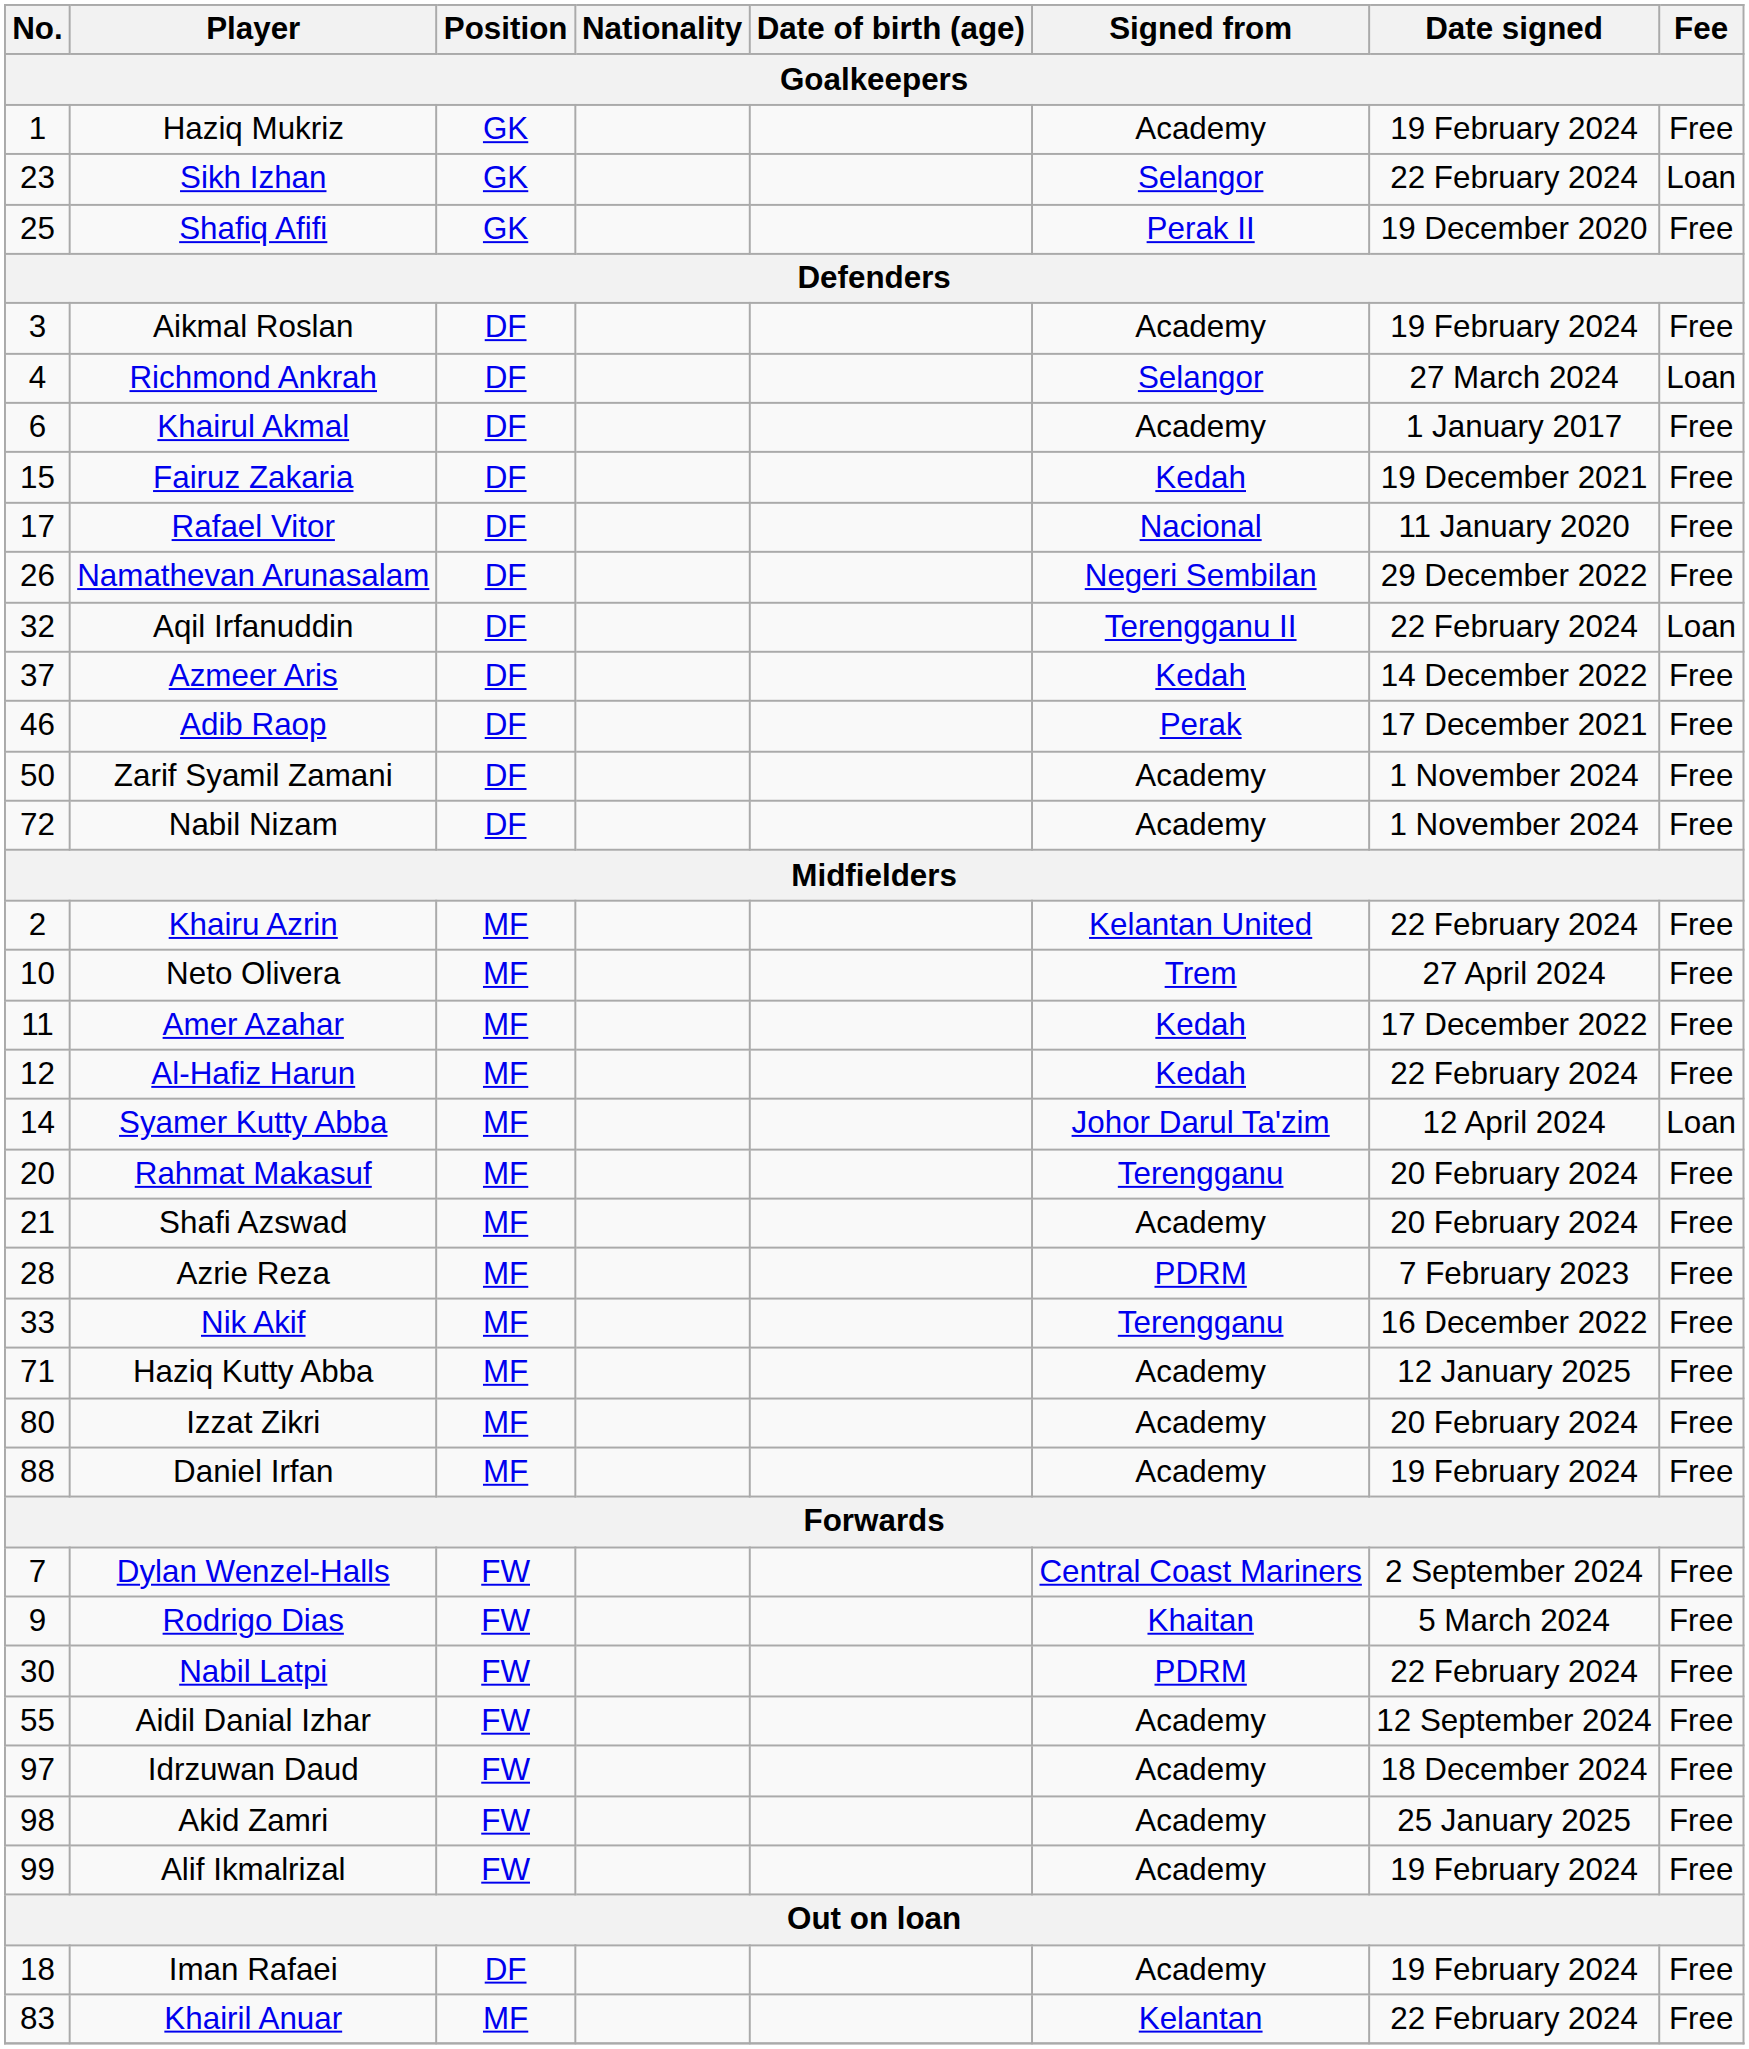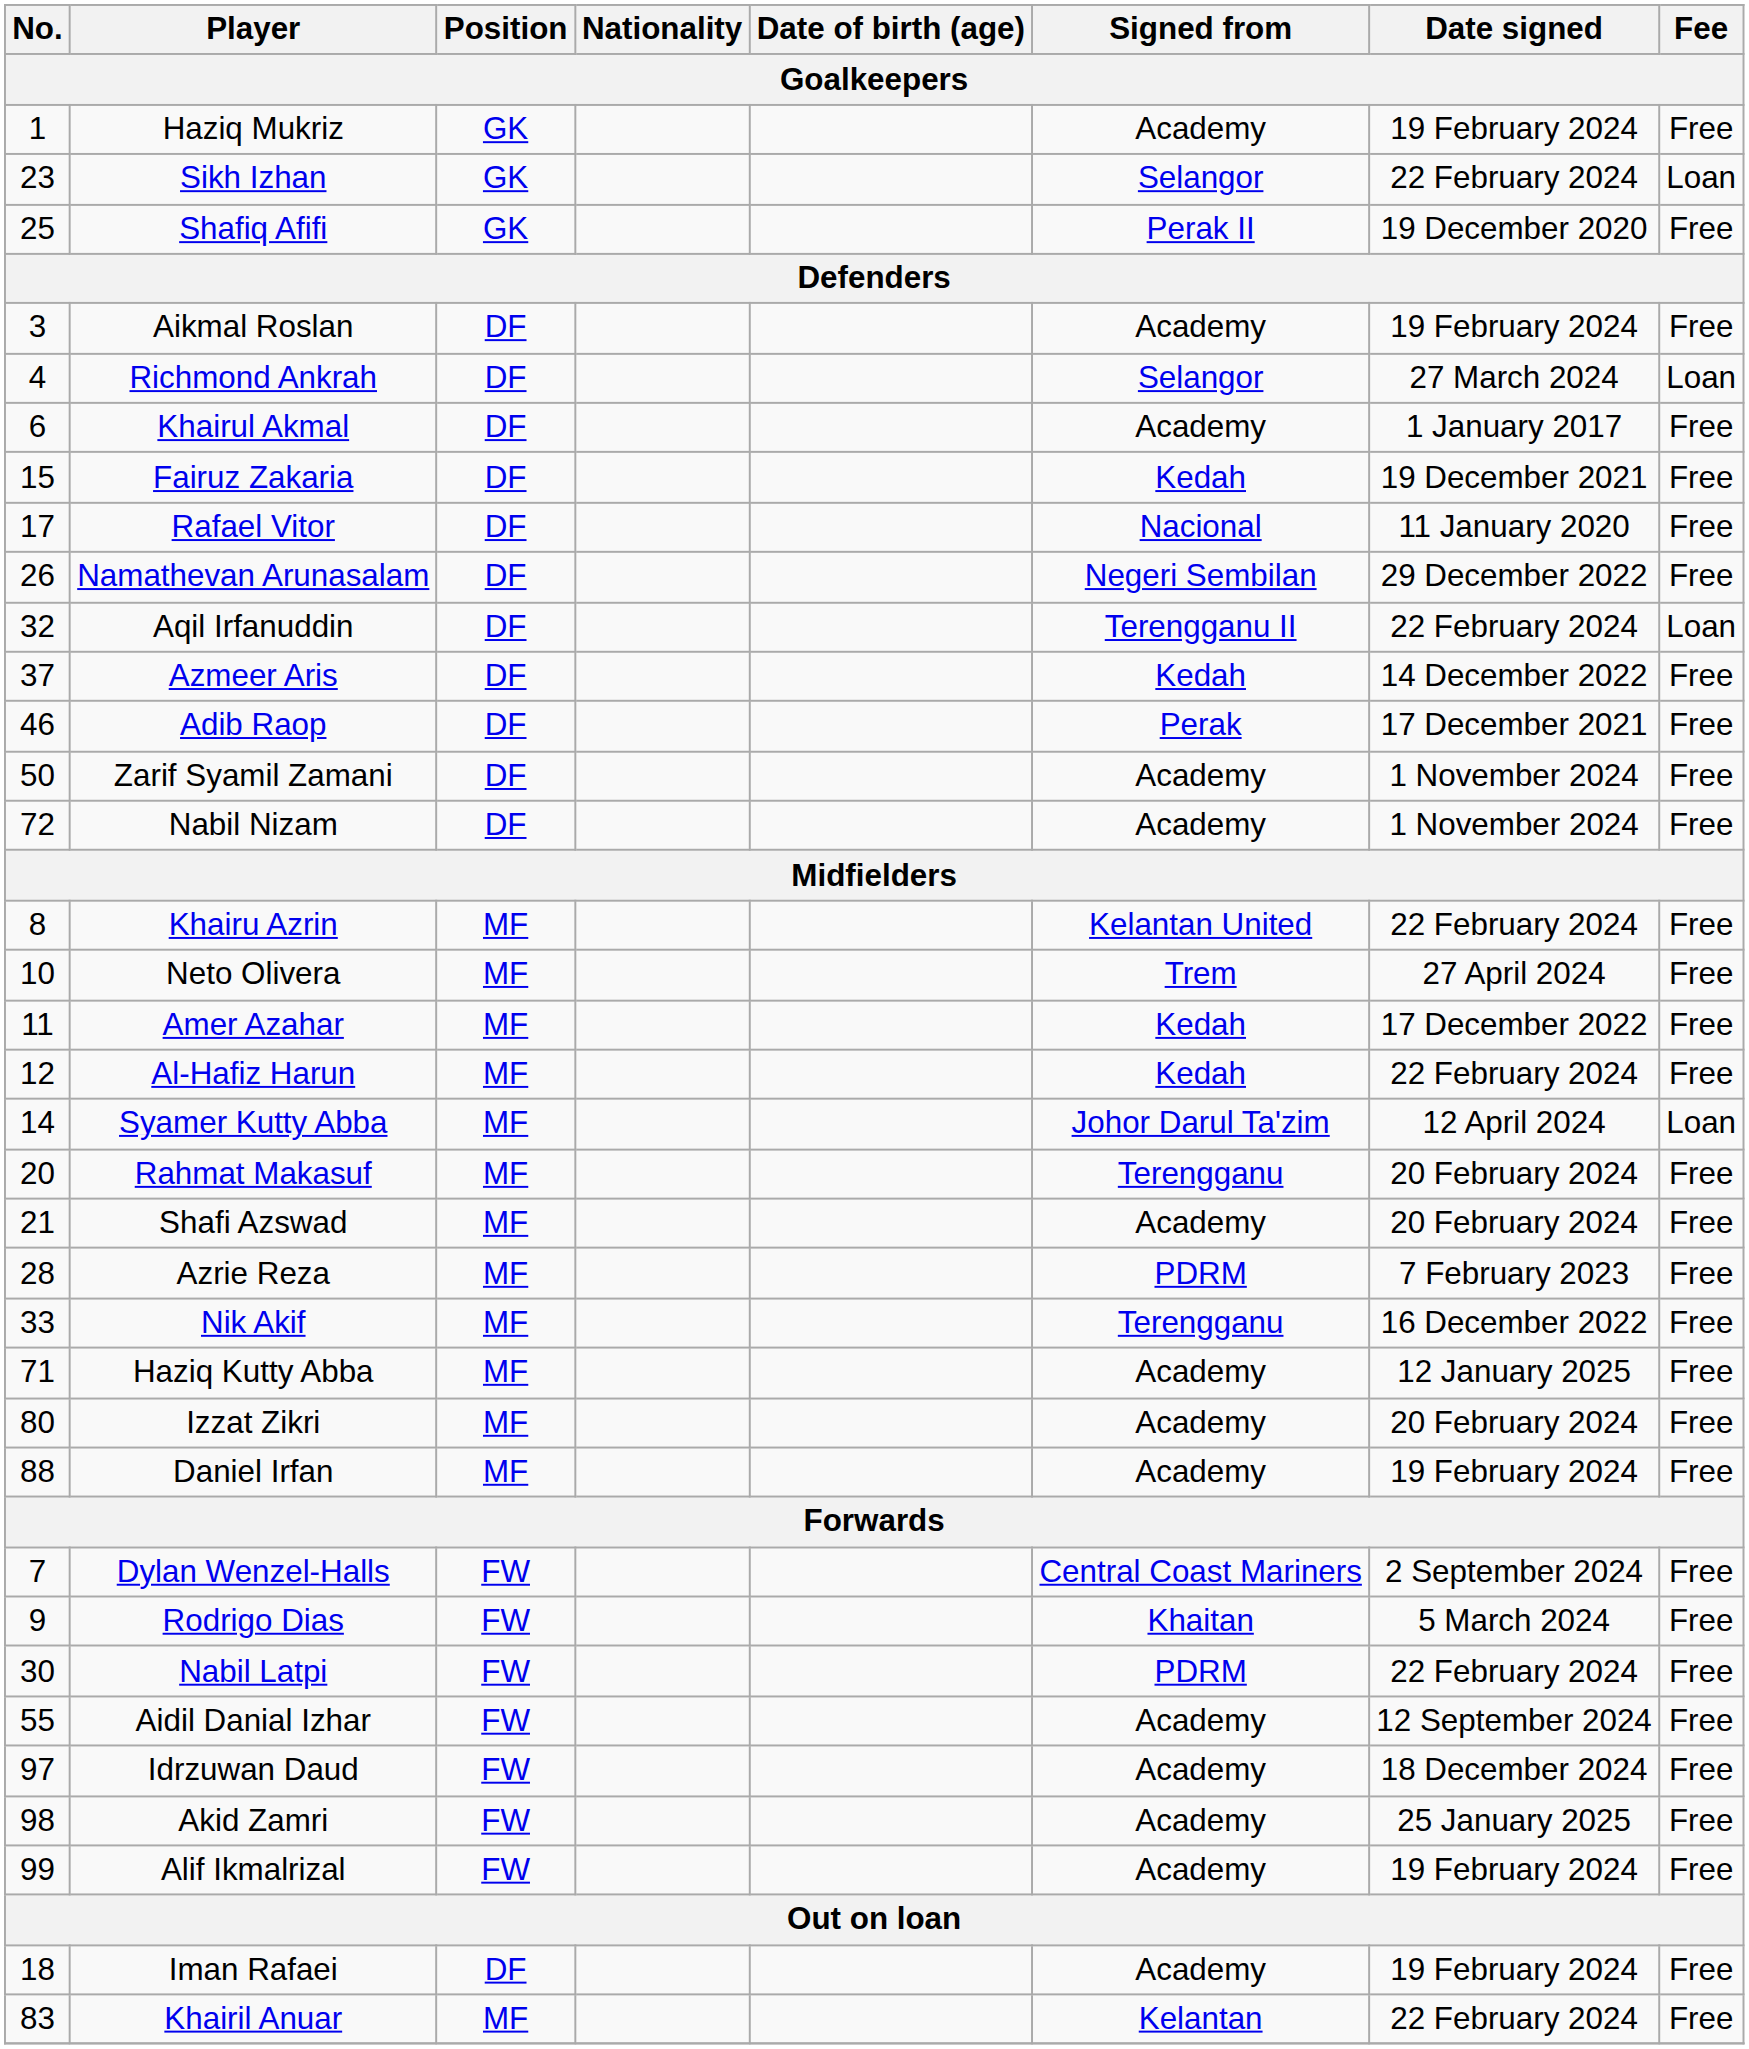(37, 924) 2 -> (37, 924) 8
